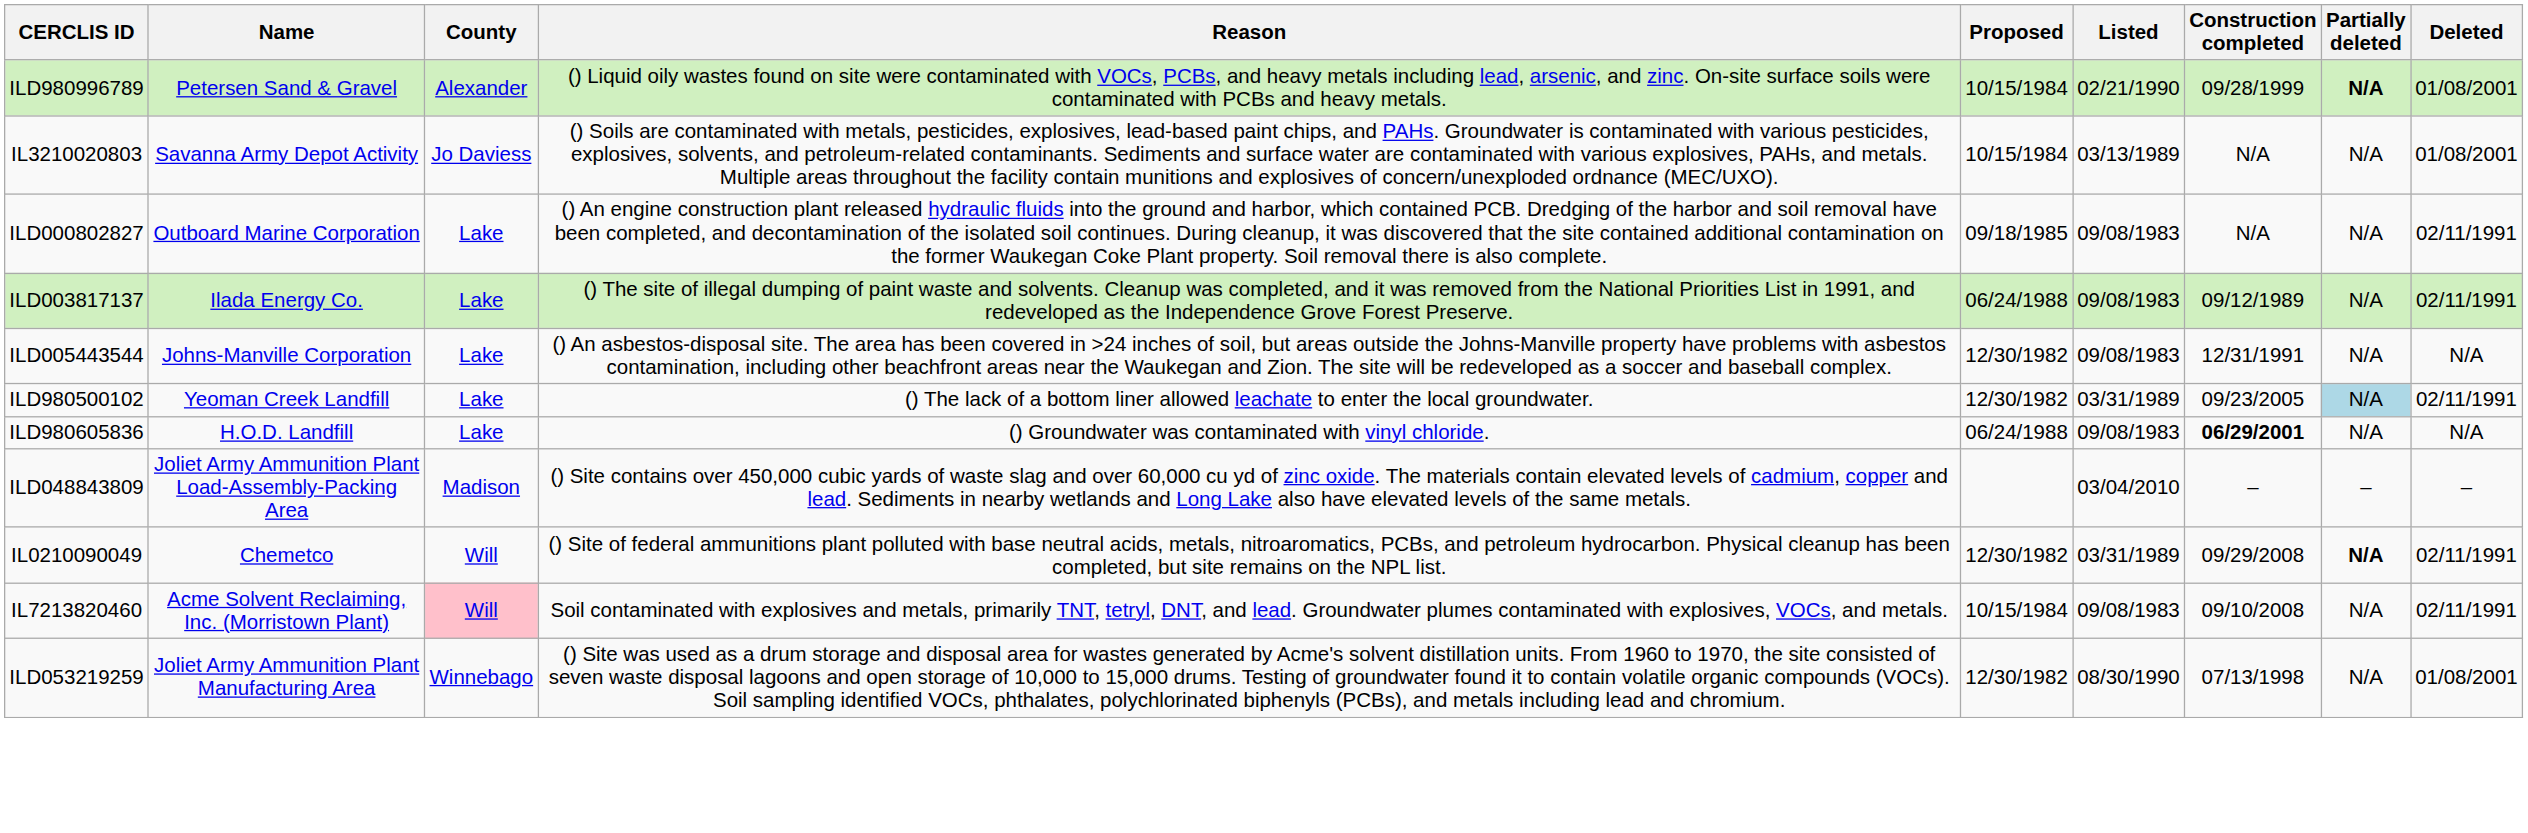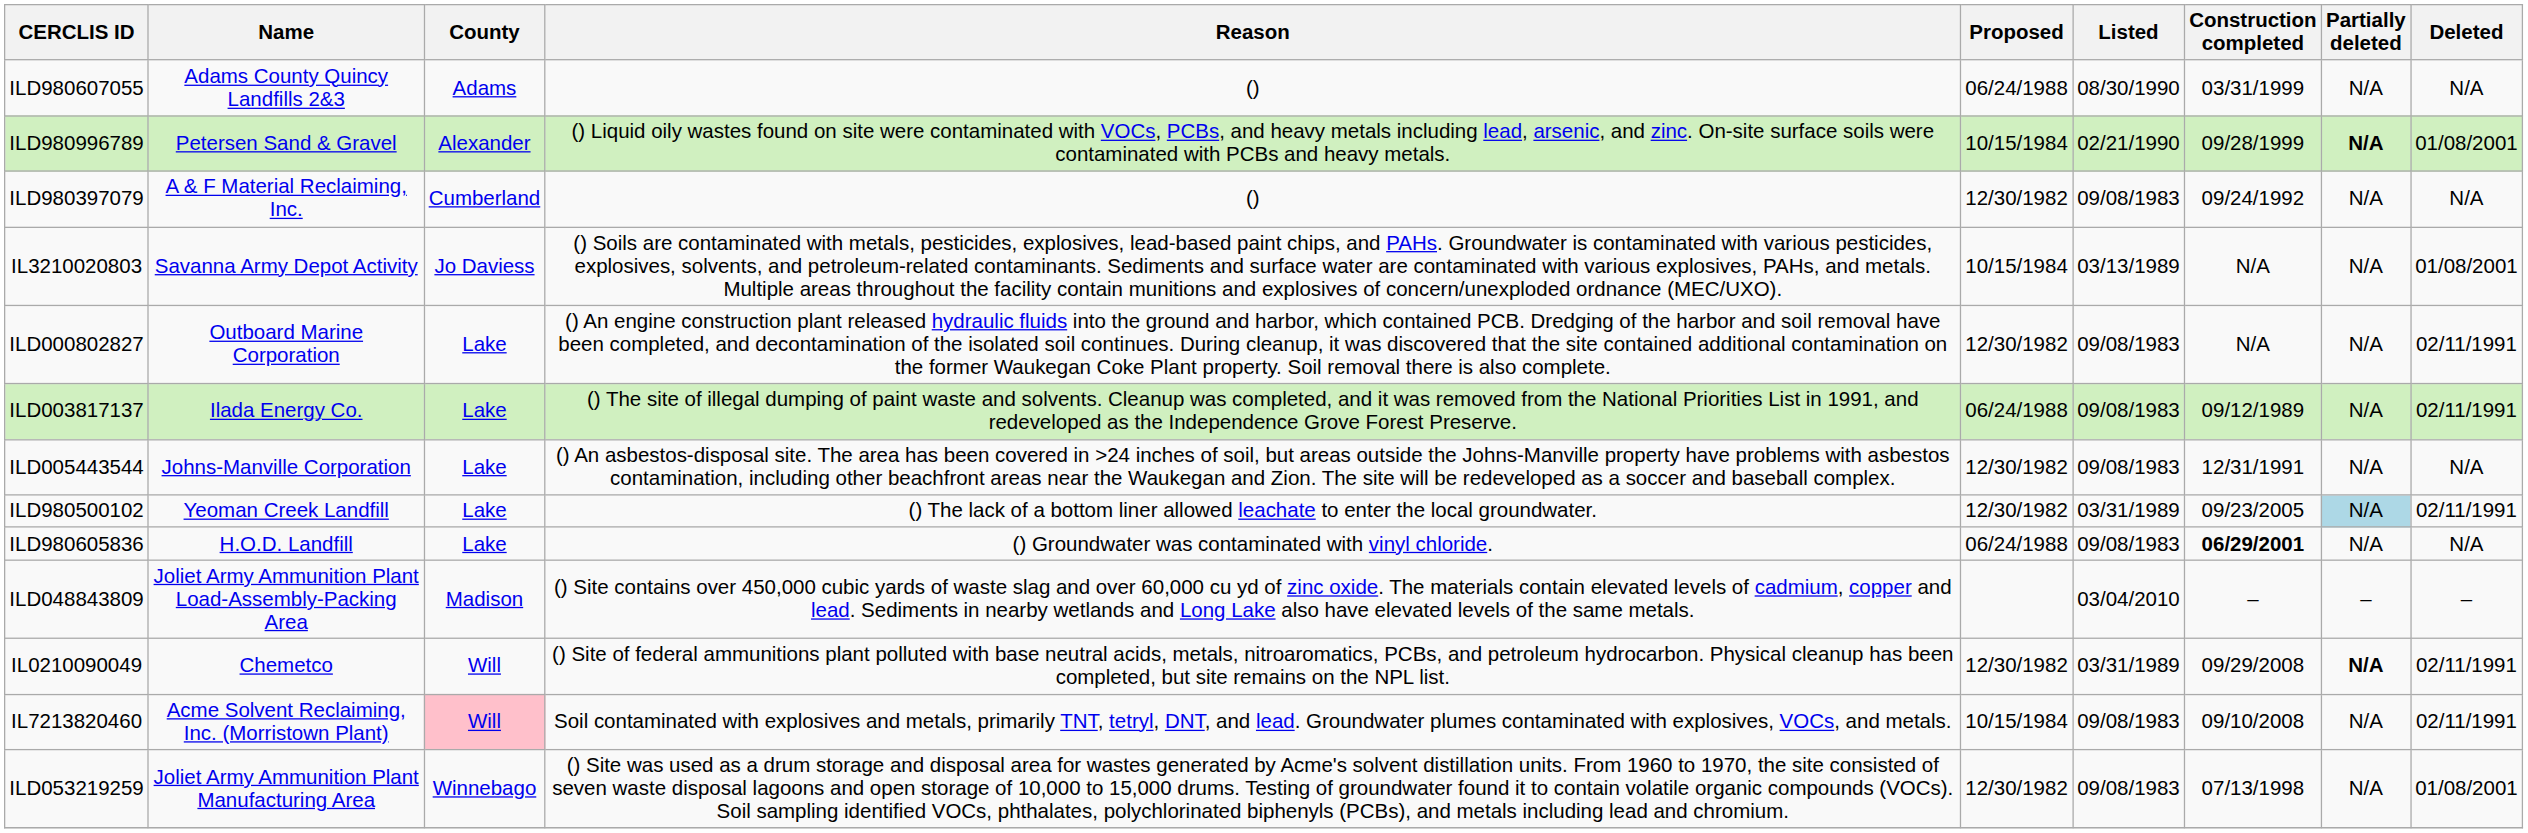+ row: (77, 87)
+ row: (77, 198)
(2017, 233) 09/18/1985 -> (2017, 344) 12/30/1982
(2128, 677) 08/30/1990 -> (2128, 788) 09/08/1983
